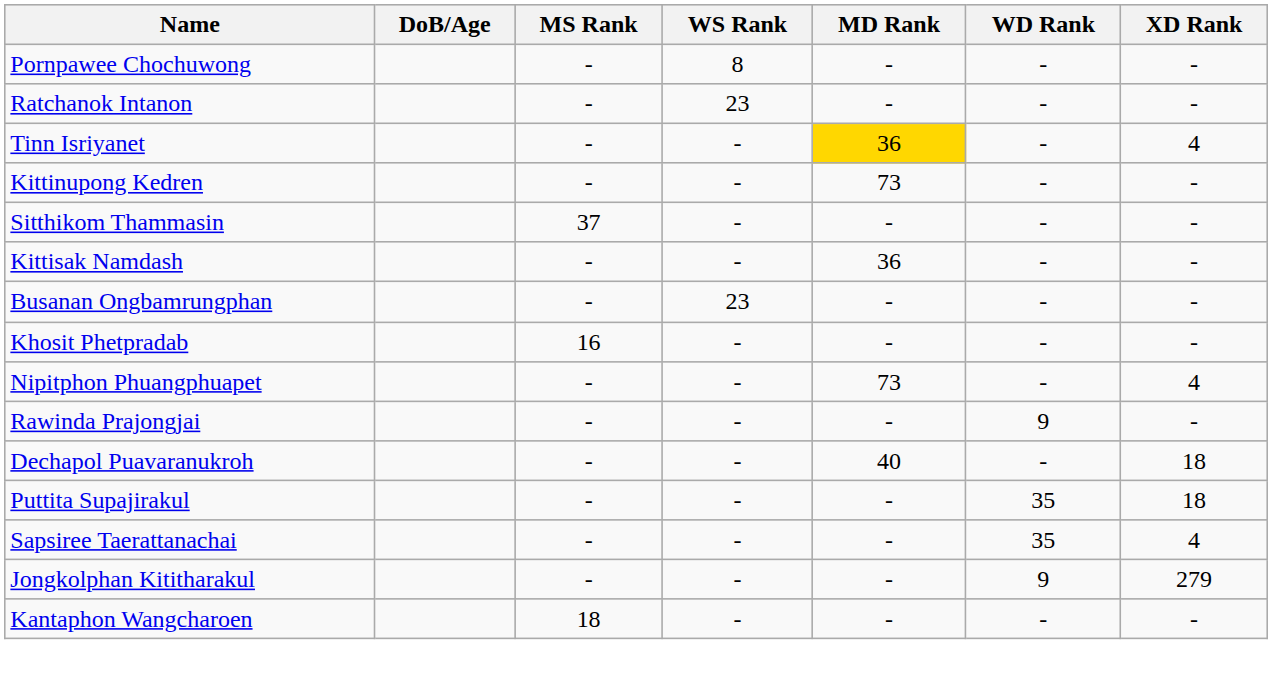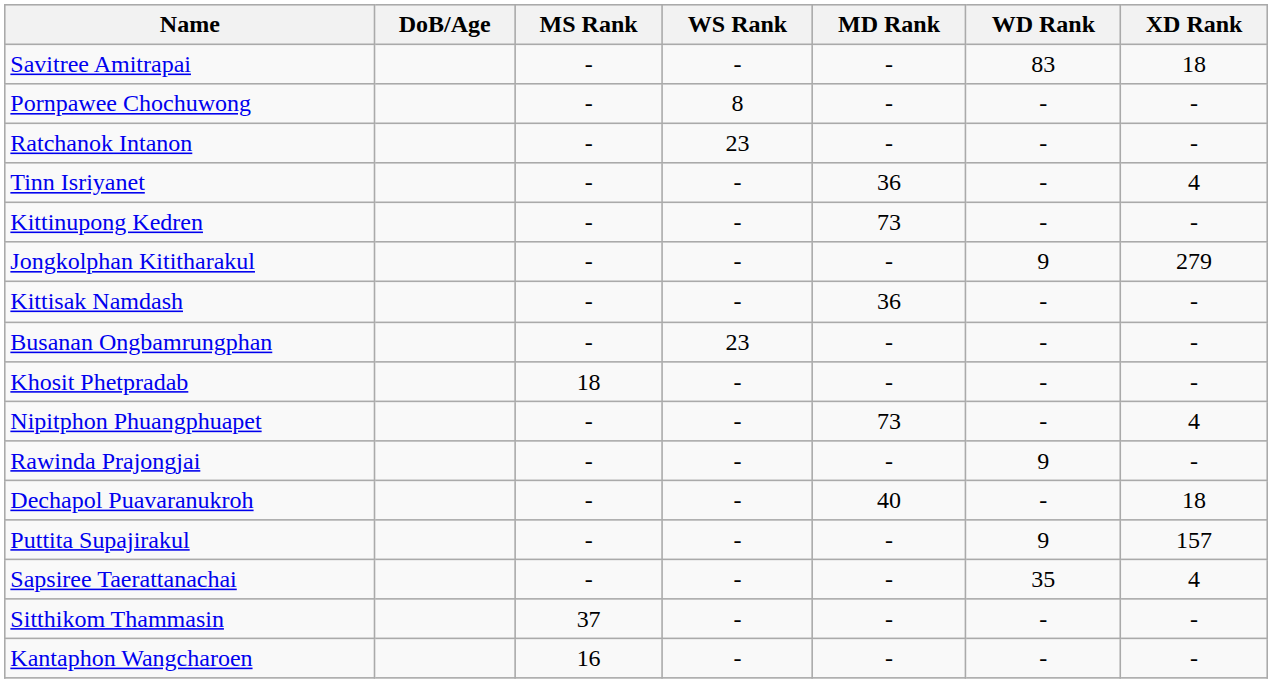+ row: (101, 64)
(889, 143) gold background -> (889, 182) no background
rows swapped: (133, 578) <-> (117, 222)
(589, 341) 16 -> (589, 380) 18
(1043, 499) 35 -> (1043, 539) 9
(1194, 499) 18 -> (1194, 539) 157
(589, 618) 18 -> (589, 658) 16
